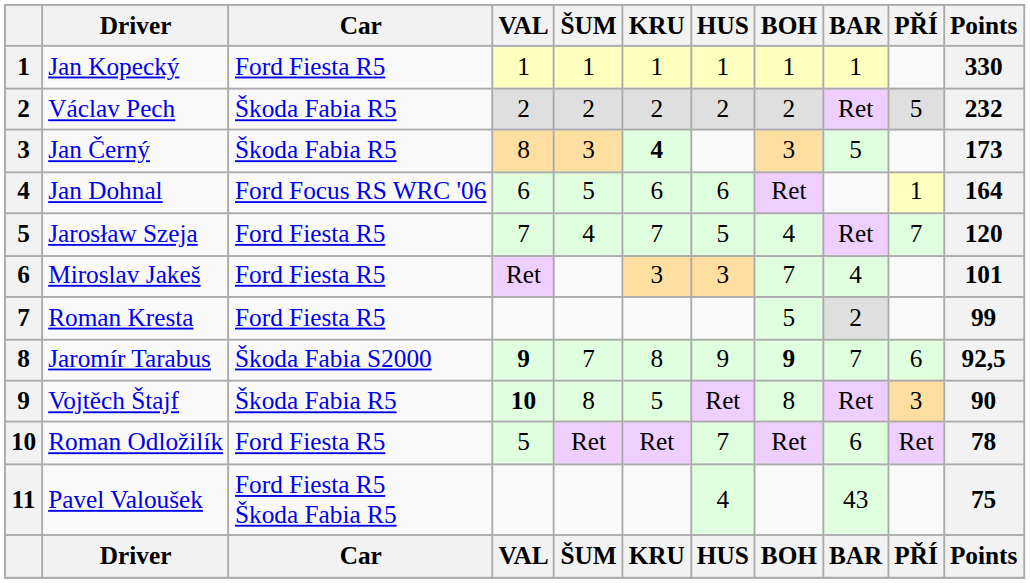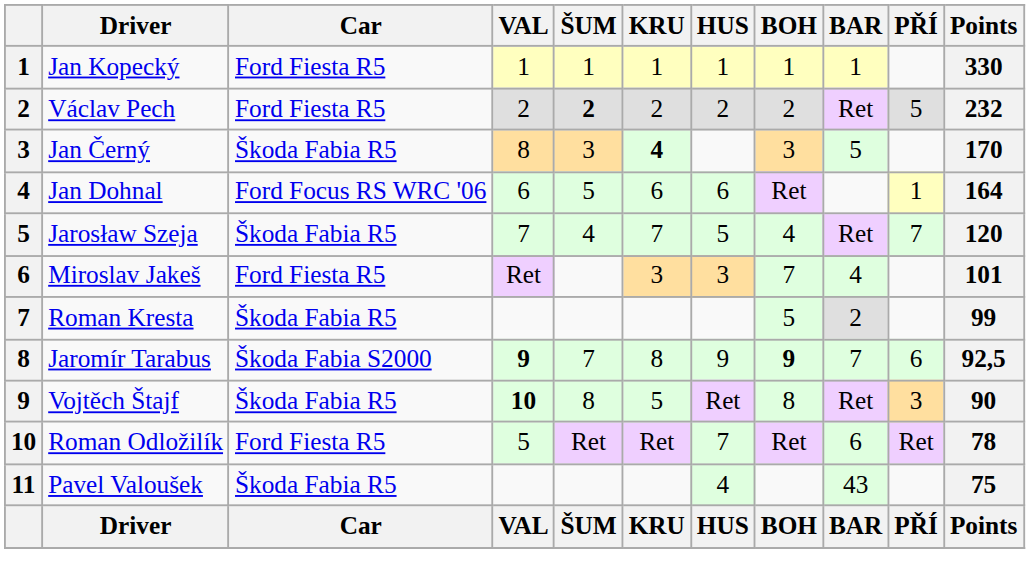(316, 108) Škoda Fabia R5 -> (310, 108) Ford Fiesta R5
(589, 108) normal -> (589, 108) bold
(984, 150) 173 -> (984, 150) 170
(310, 233) Ford Fiesta R5 -> (316, 233) Škoda Fabia R5
(310, 317) Ford Fiesta R5 -> (316, 317) Škoda Fabia R5
(316, 498) Ford Fiesta R5 Škoda Fabia R5 -> (316, 484) Škoda Fabia R5
